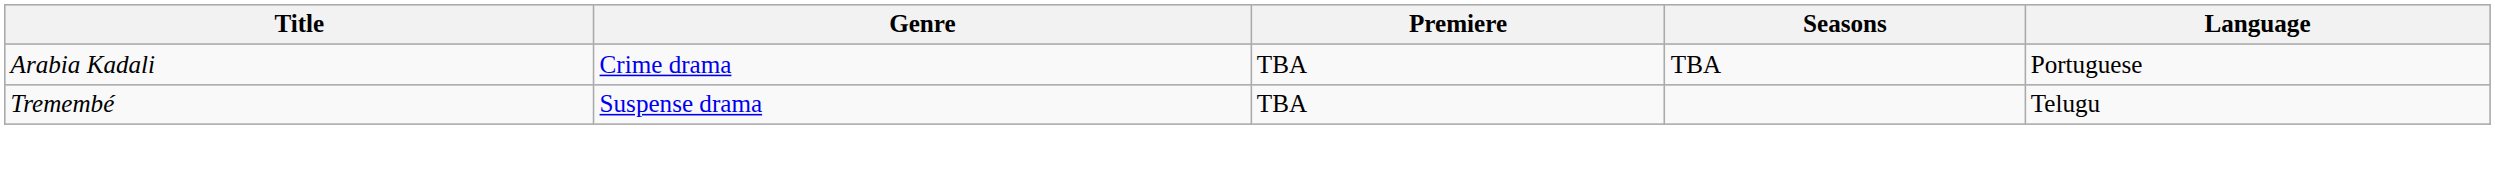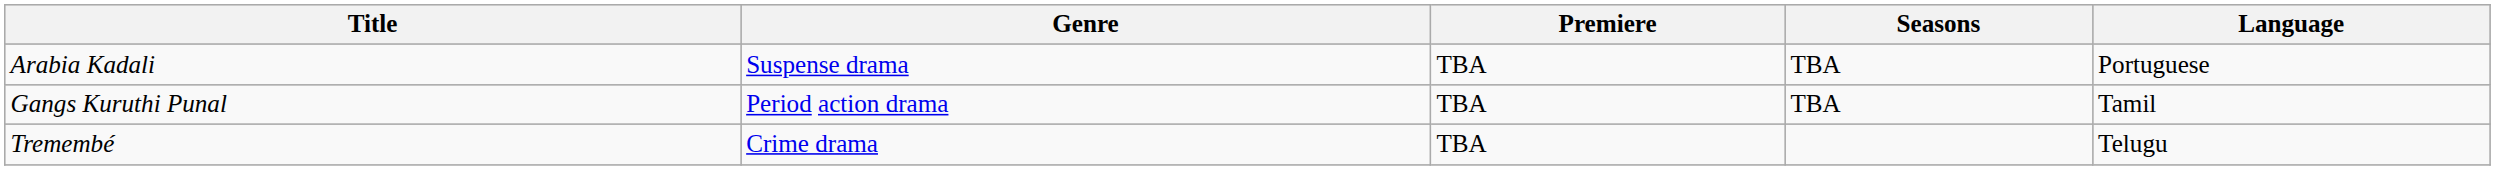(665, 64) Crime drama -> (827, 64) Suspense drama
+ row: (119, 104)
(681, 104) Suspense drama -> (812, 143) Crime drama
